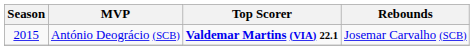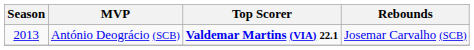(26, 34) 2015 -> (26, 34) 2013
